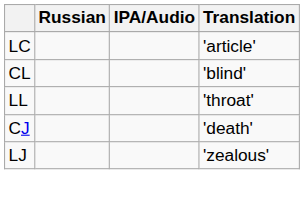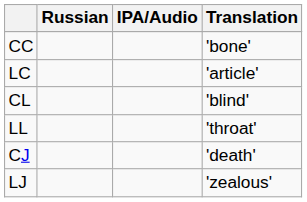+ row: (21, 45)
